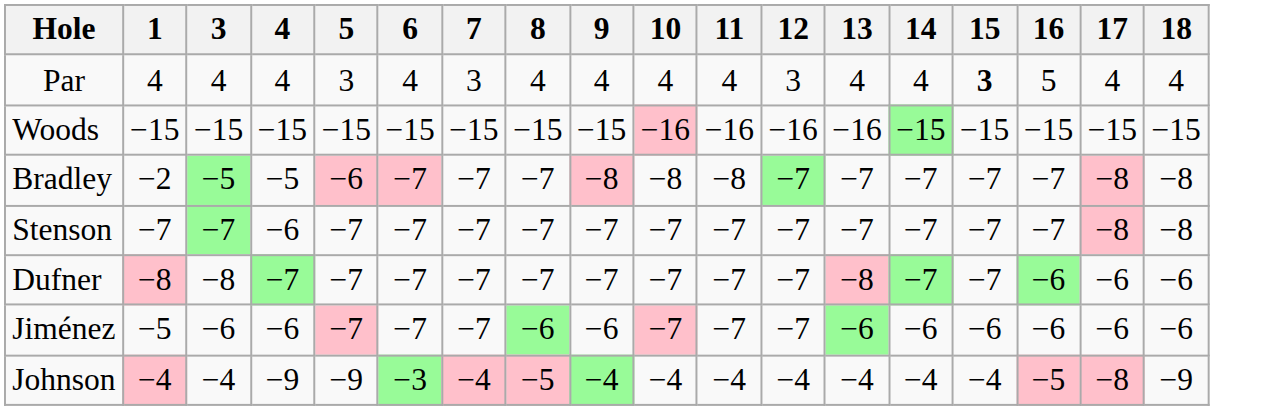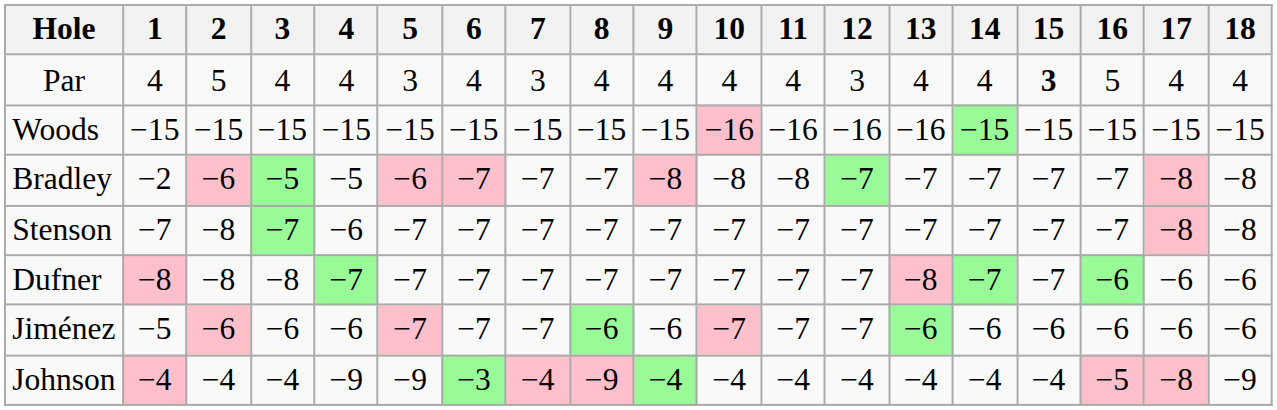+ column: (219, 29)
(538, 379) −5 -> (602, 379) −9
